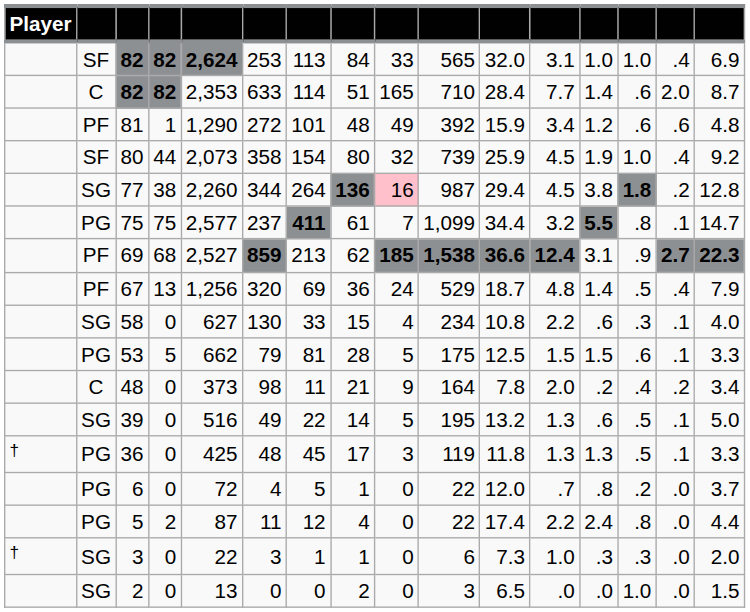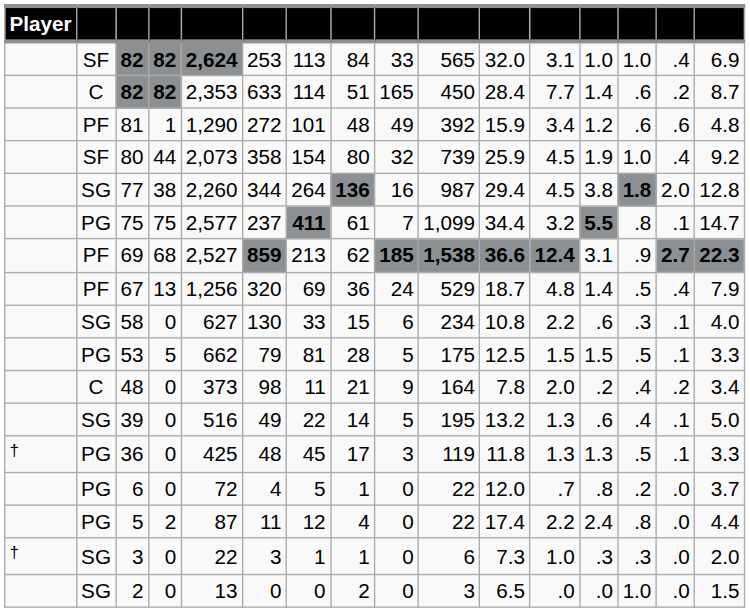(458, 92) 710 -> (458, 92) 450
(675, 92) 2.0 -> (681, 92) .2
(402, 190) pink background -> (402, 190) no background
(681, 190) .2 -> (675, 190) 2.0
(408, 321) 4 -> (408, 321) 6
(643, 354) .6 -> (643, 354) .5
(643, 419) .5 -> (643, 419) .4
